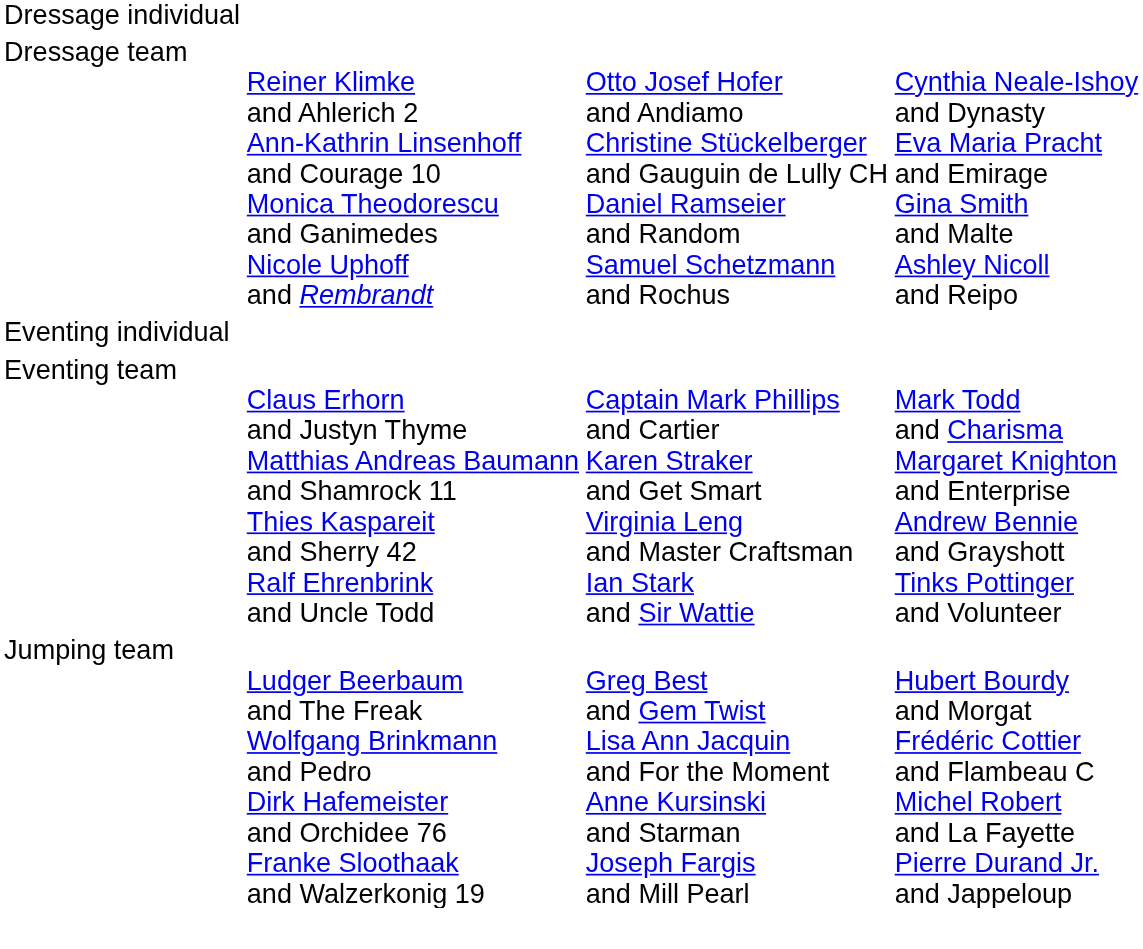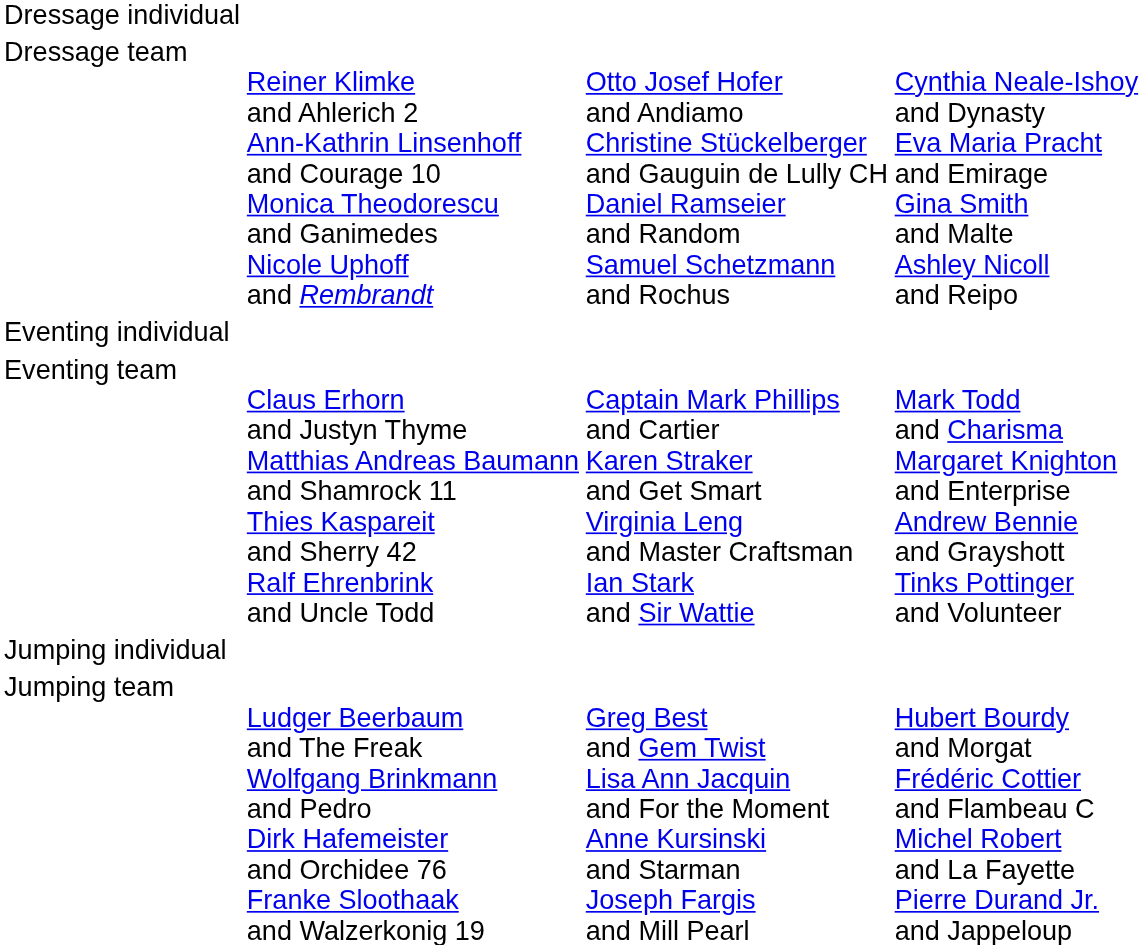+ row: (115, 650)
